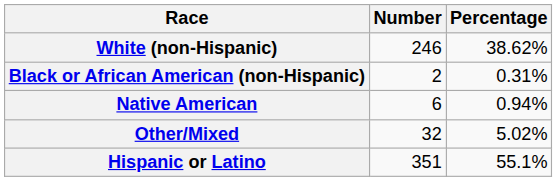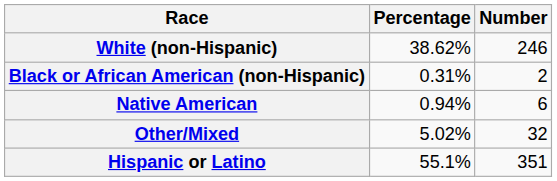columns swapped: (408, 18) <-> (499, 18)
